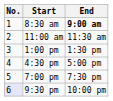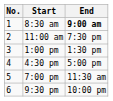(87, 37) 11:30 am -> (84, 37) 7:30 pm
(84, 77) 7:30 pm -> (87, 77) 11:30 am
(9, 90) lavender background -> (9, 90) no background
